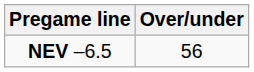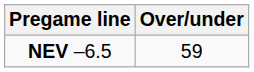(192, 50) 56 -> (192, 50) 59
